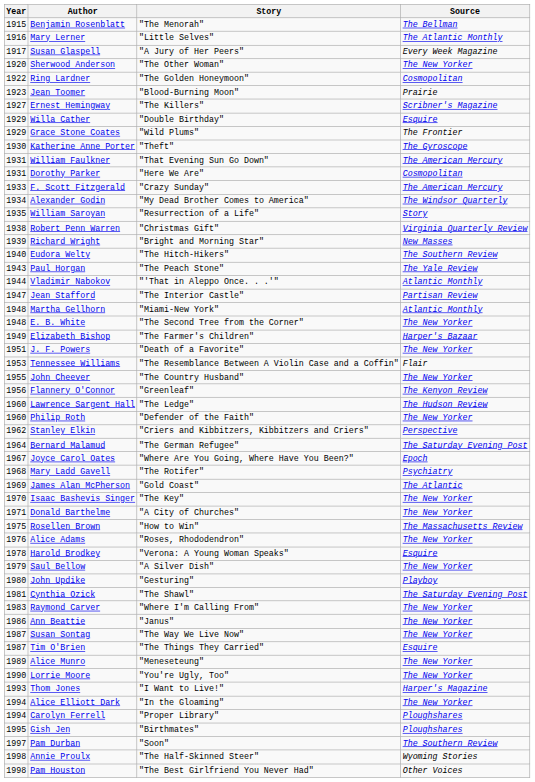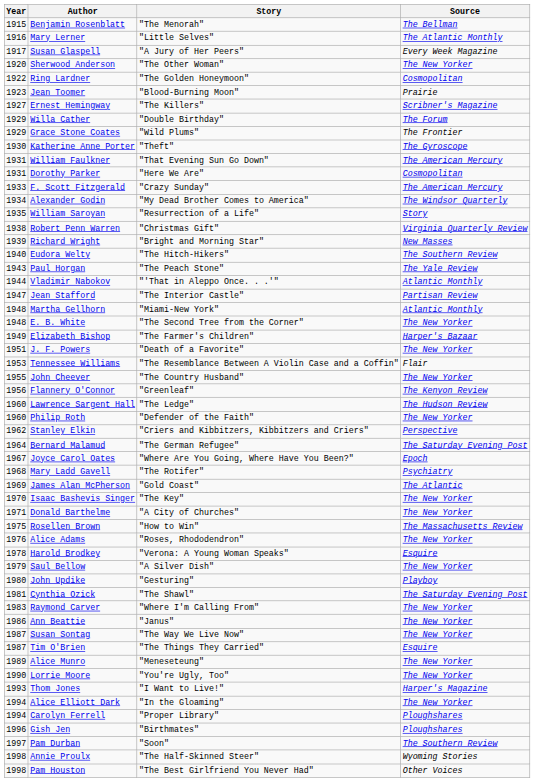(420, 120) Esquire -> (425, 120) The Forum
(16, 730) 1995 -> (16, 730) 1996
